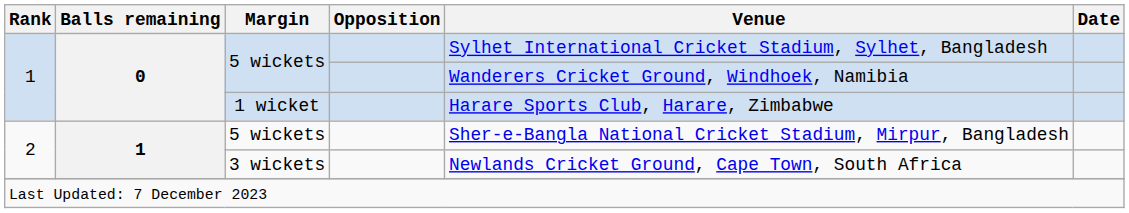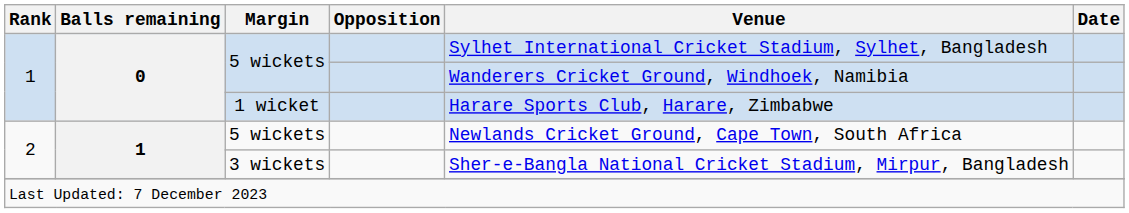(759, 135) Sher-e-Bangla National Cricket Stadium, Mirpur, Bangladesh -> (706, 135) Newlands Cricket Ground, Cape Town, South Africa
(706, 164) Newlands Cricket Ground, Cape Town, South Africa -> (759, 164) Sher-e-Bangla National Cricket Stadium, Mirpur, Bangladesh
